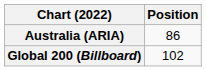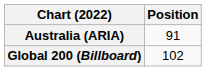(173, 35) 86 -> (173, 35) 91
